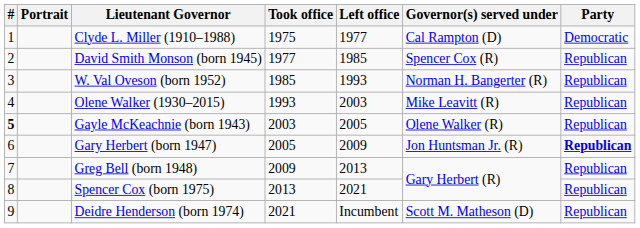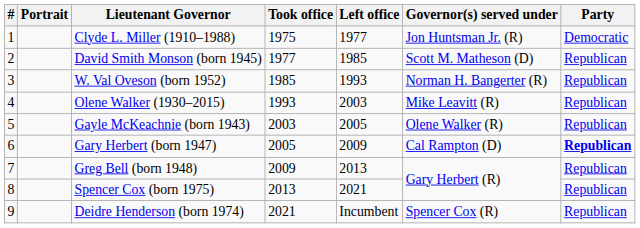(453, 37) Cal Rampton (D) -> (464, 37) Jon Huntsman Jr. (R)
(452, 59) Spencer Cox (R) -> (470, 59) Scott M. Matheson (D)
(11, 124) bold -> (11, 124) normal
(464, 146) Jon Huntsman Jr. (R) -> (453, 146) Cal Rampton (D)
(470, 211) Scott M. Matheson (D) -> (452, 211) Spencer Cox (R)
